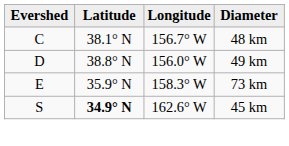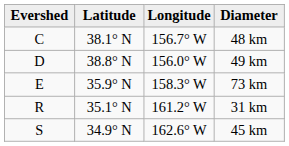+ row: (249, 107)
(109, 107) bold -> (109, 130) normal
